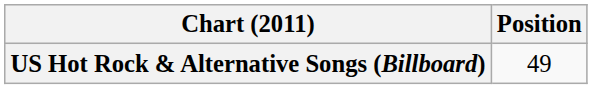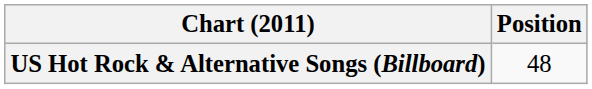(539, 63) 49 -> (539, 63) 48
